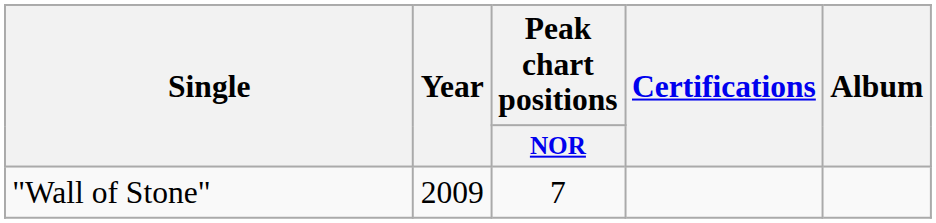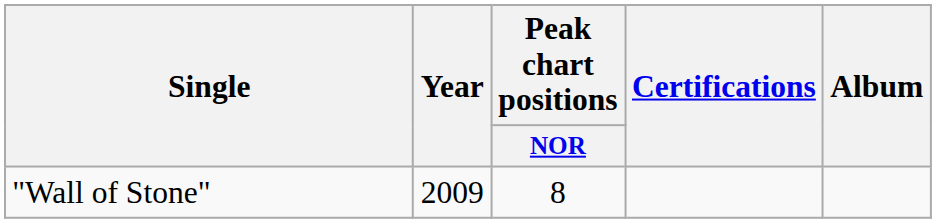(558, 191) 7 -> (558, 191) 8
